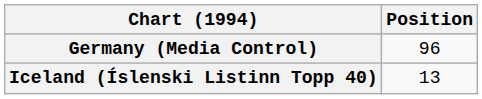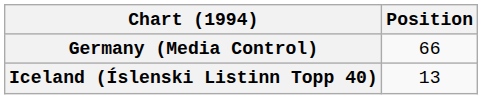(430, 49) 96 -> (430, 49) 66
